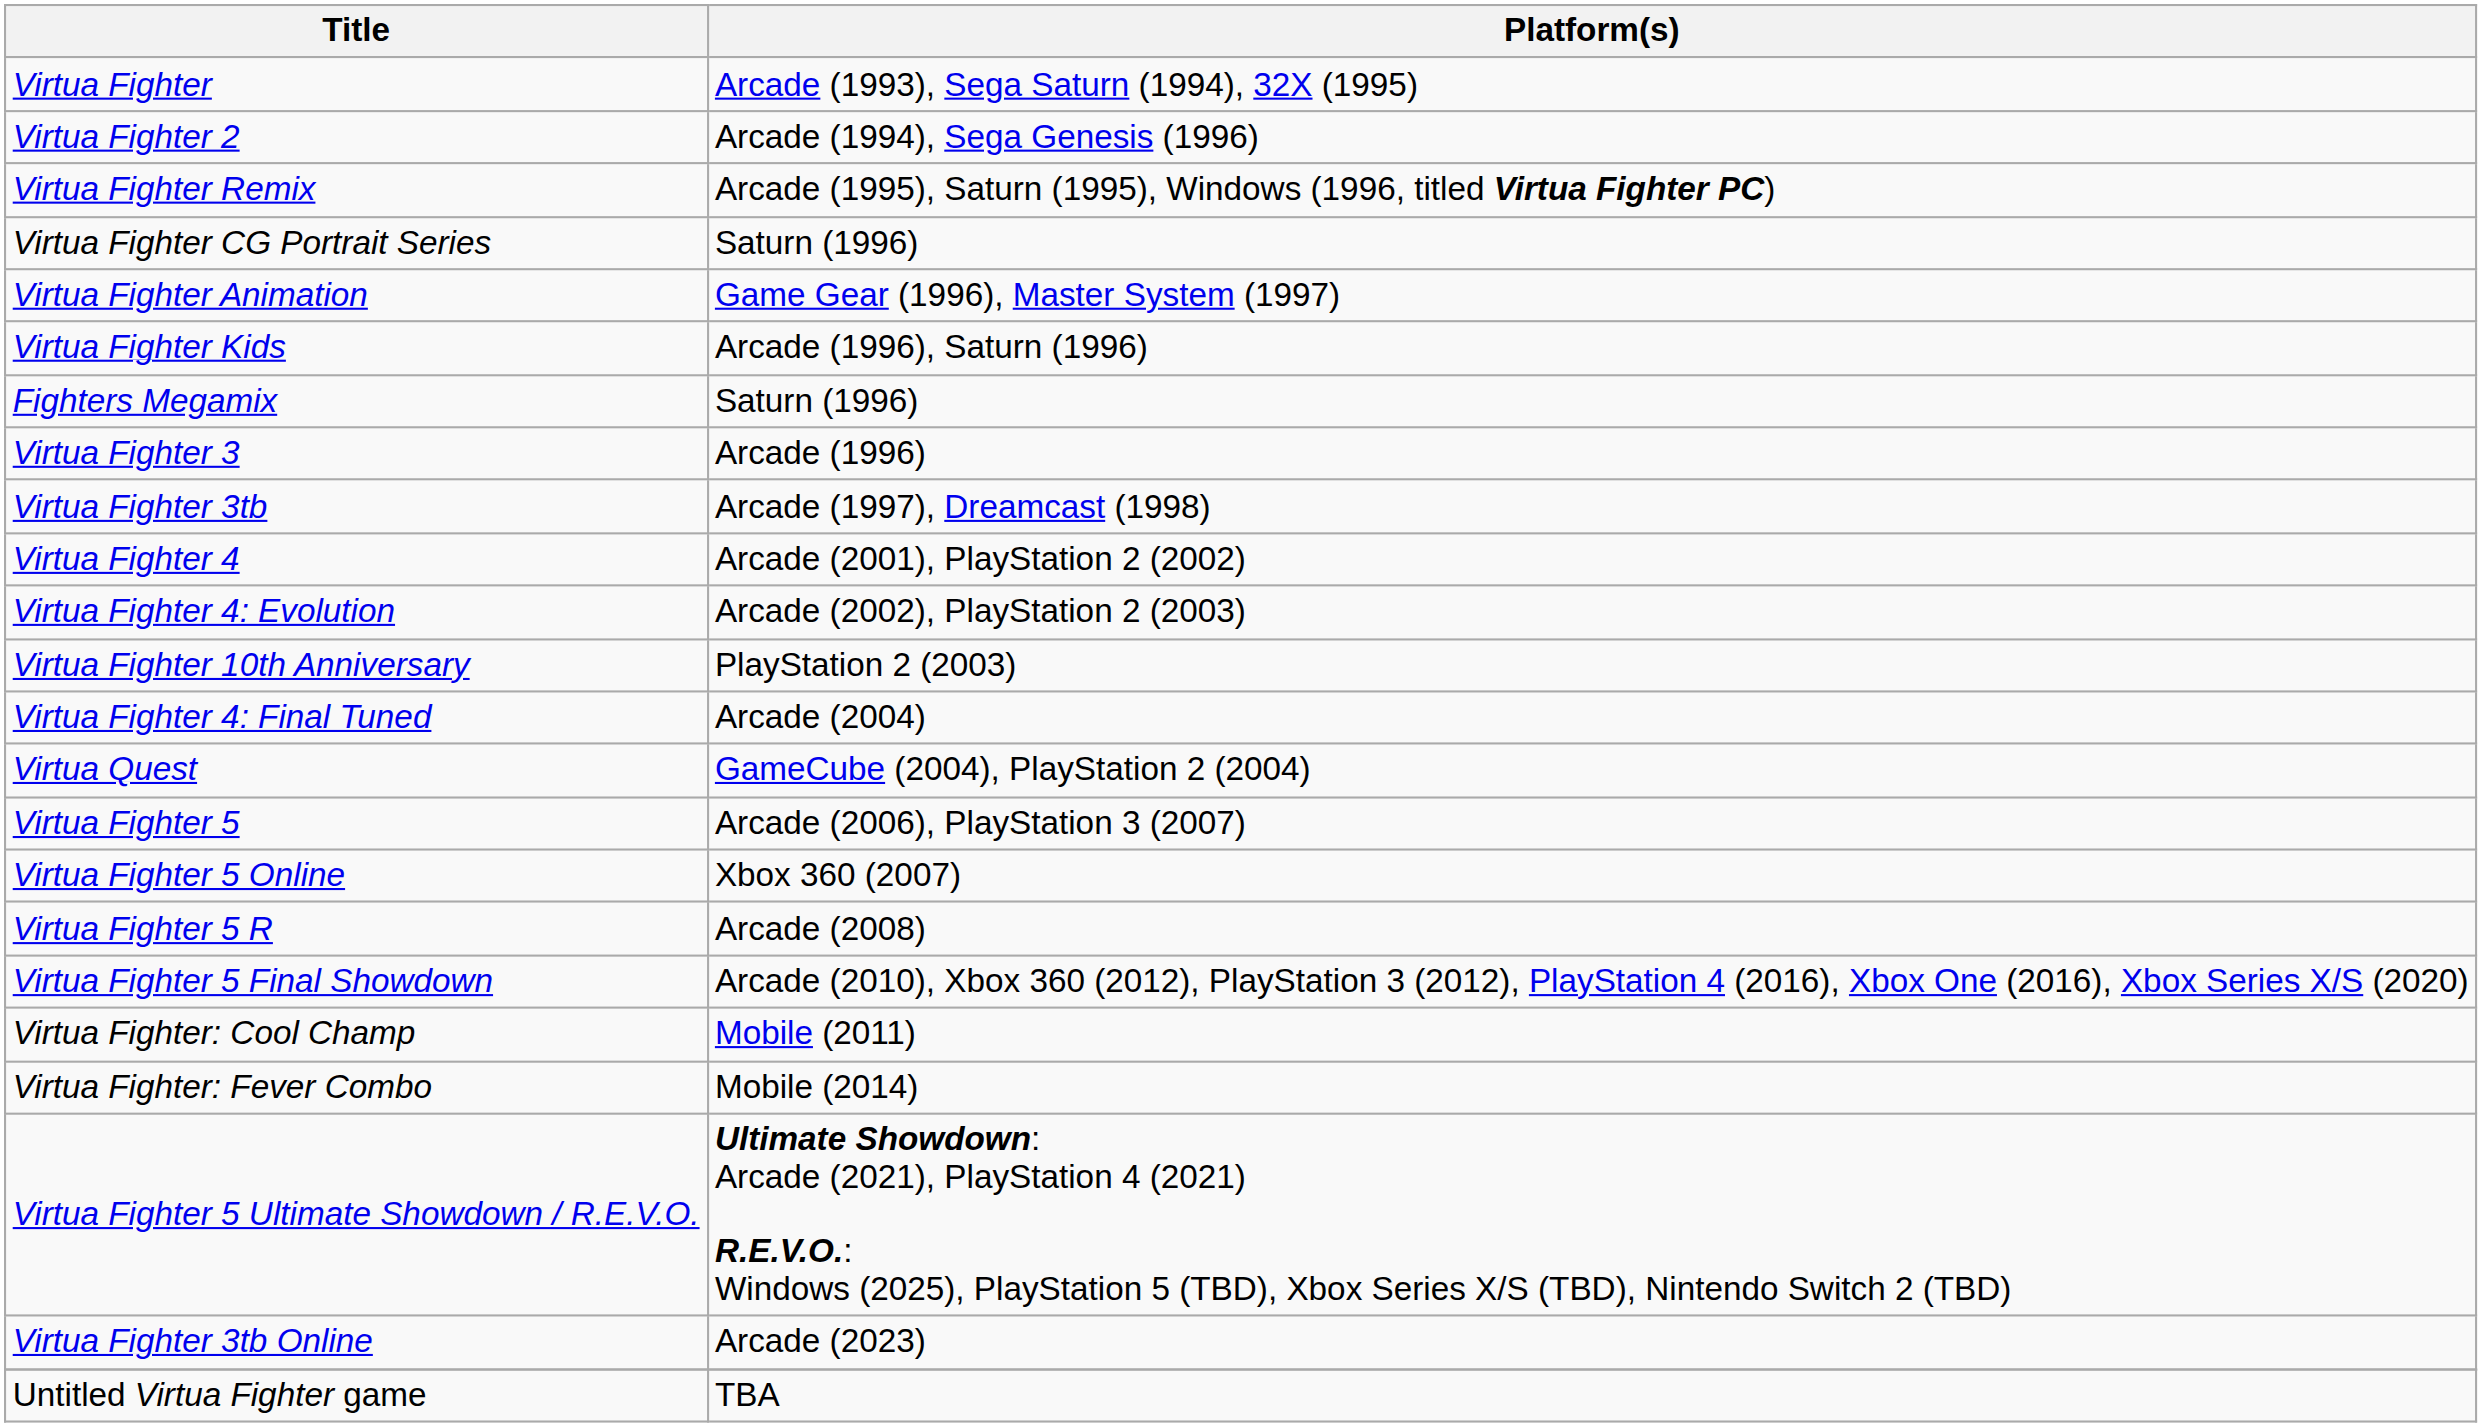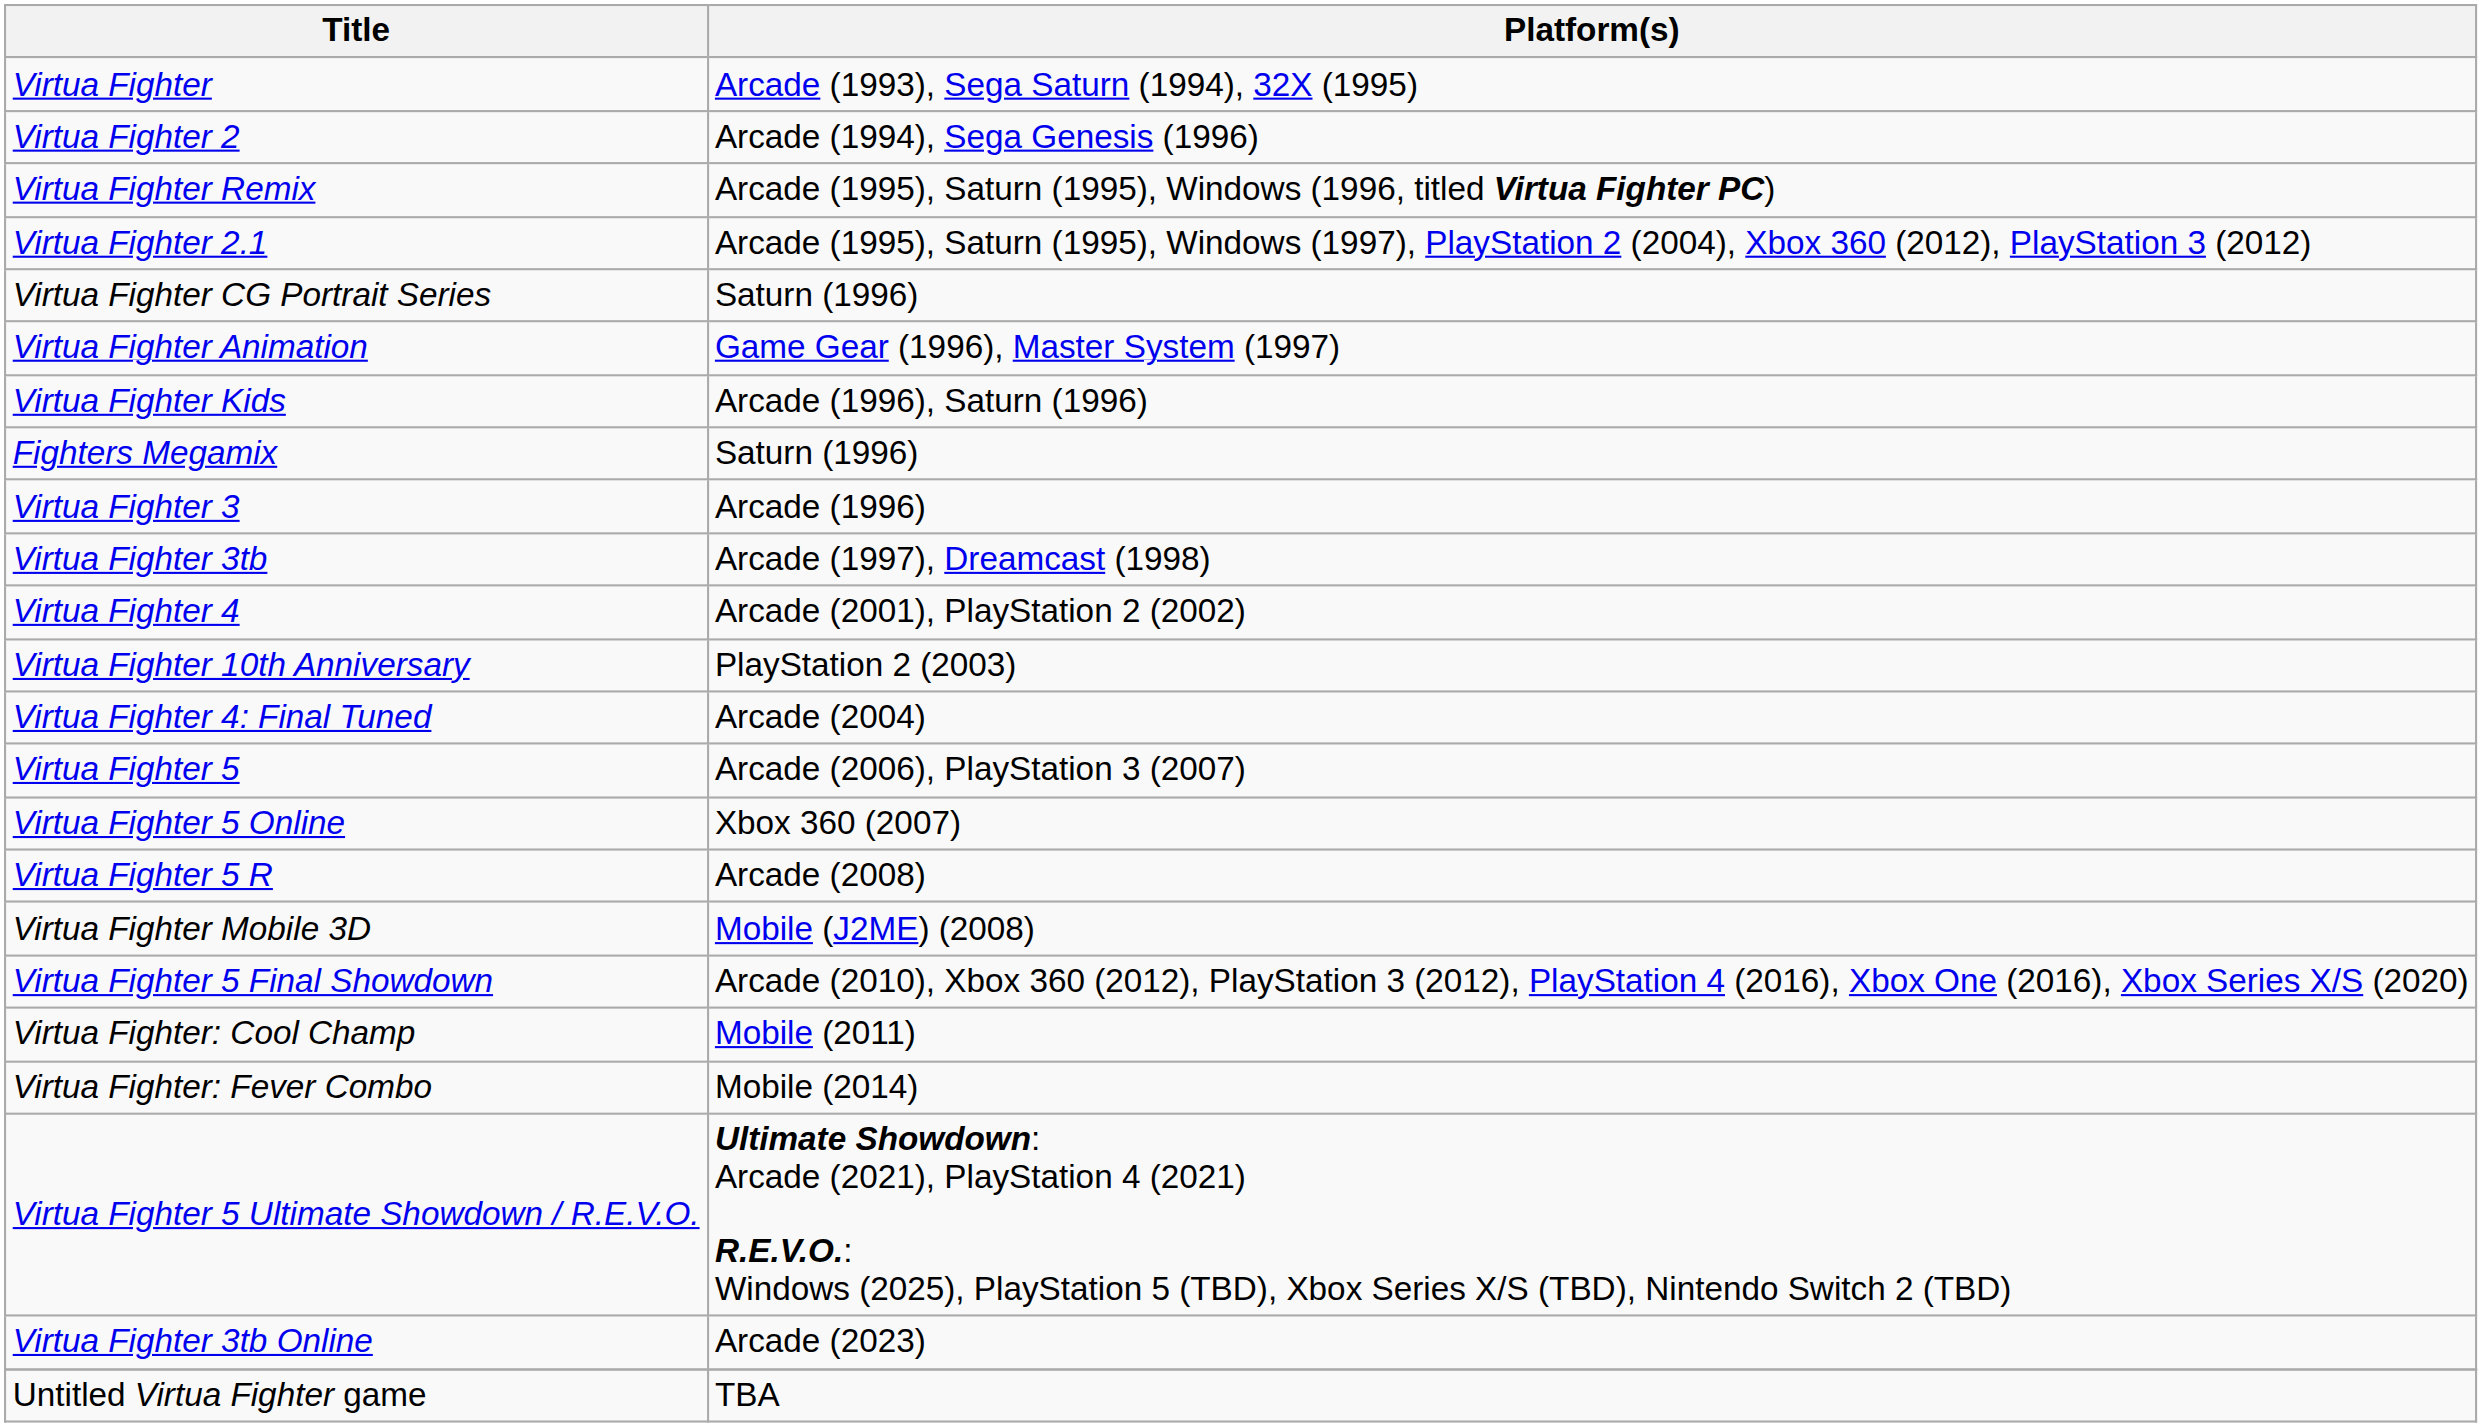+ row: (140, 242)
- row: (204, 611)
- row: (105, 769)
+ row: (192, 928)
